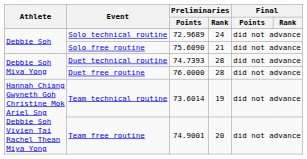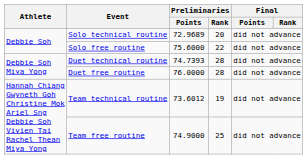(220, 35) 24 -> (220, 35) 20
(189, 47) 75.6090 -> (189, 47) 75.6000
(220, 47) 21 -> (220, 47) 22
(189, 98) 73.6014 -> (189, 98) 73.6012
(189, 135) 74.9001 -> (189, 135) 74.9000
(220, 135) 20 -> (220, 135) 25
